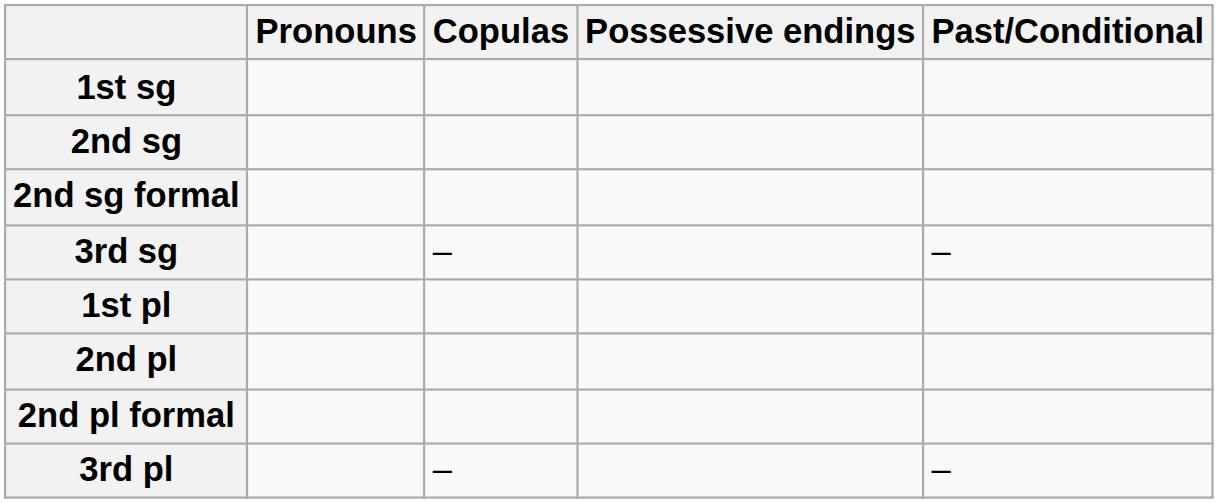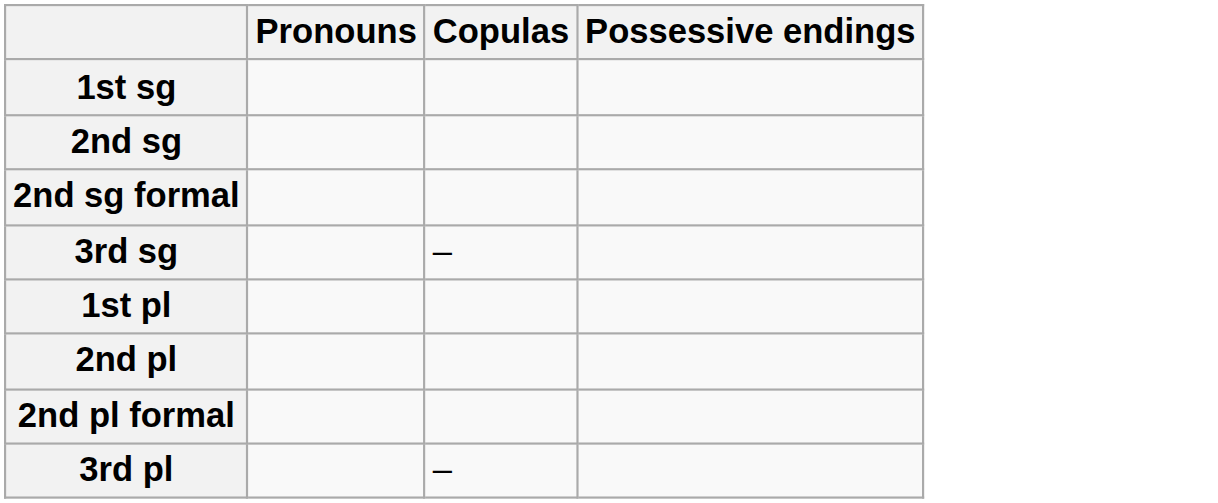- column: (1068, 31)
